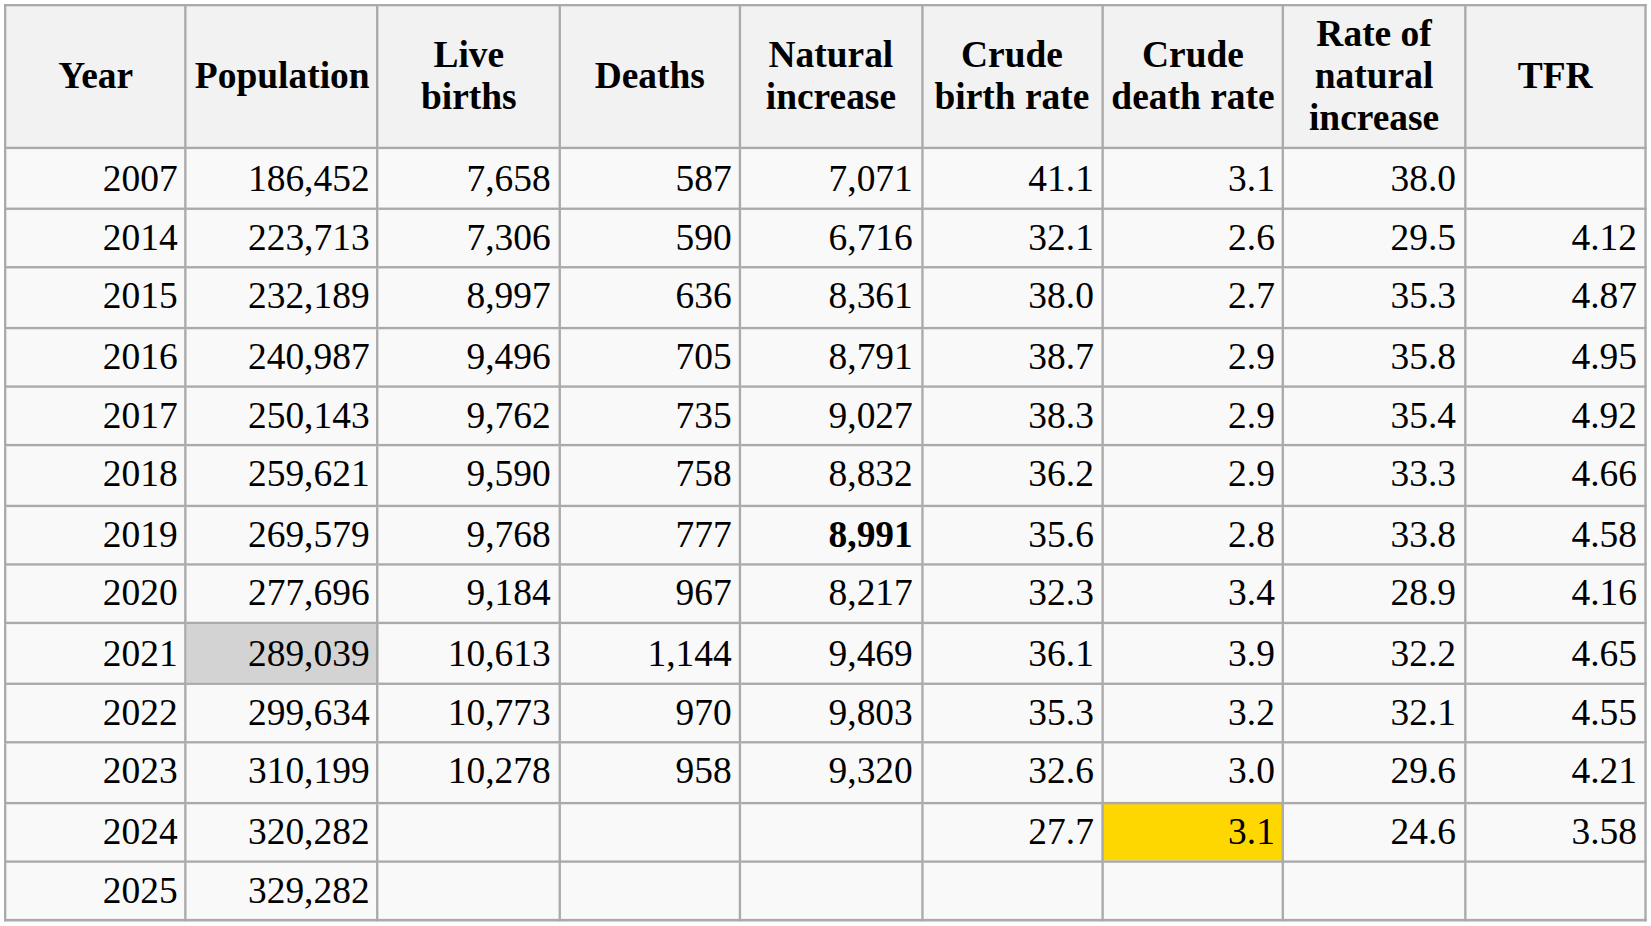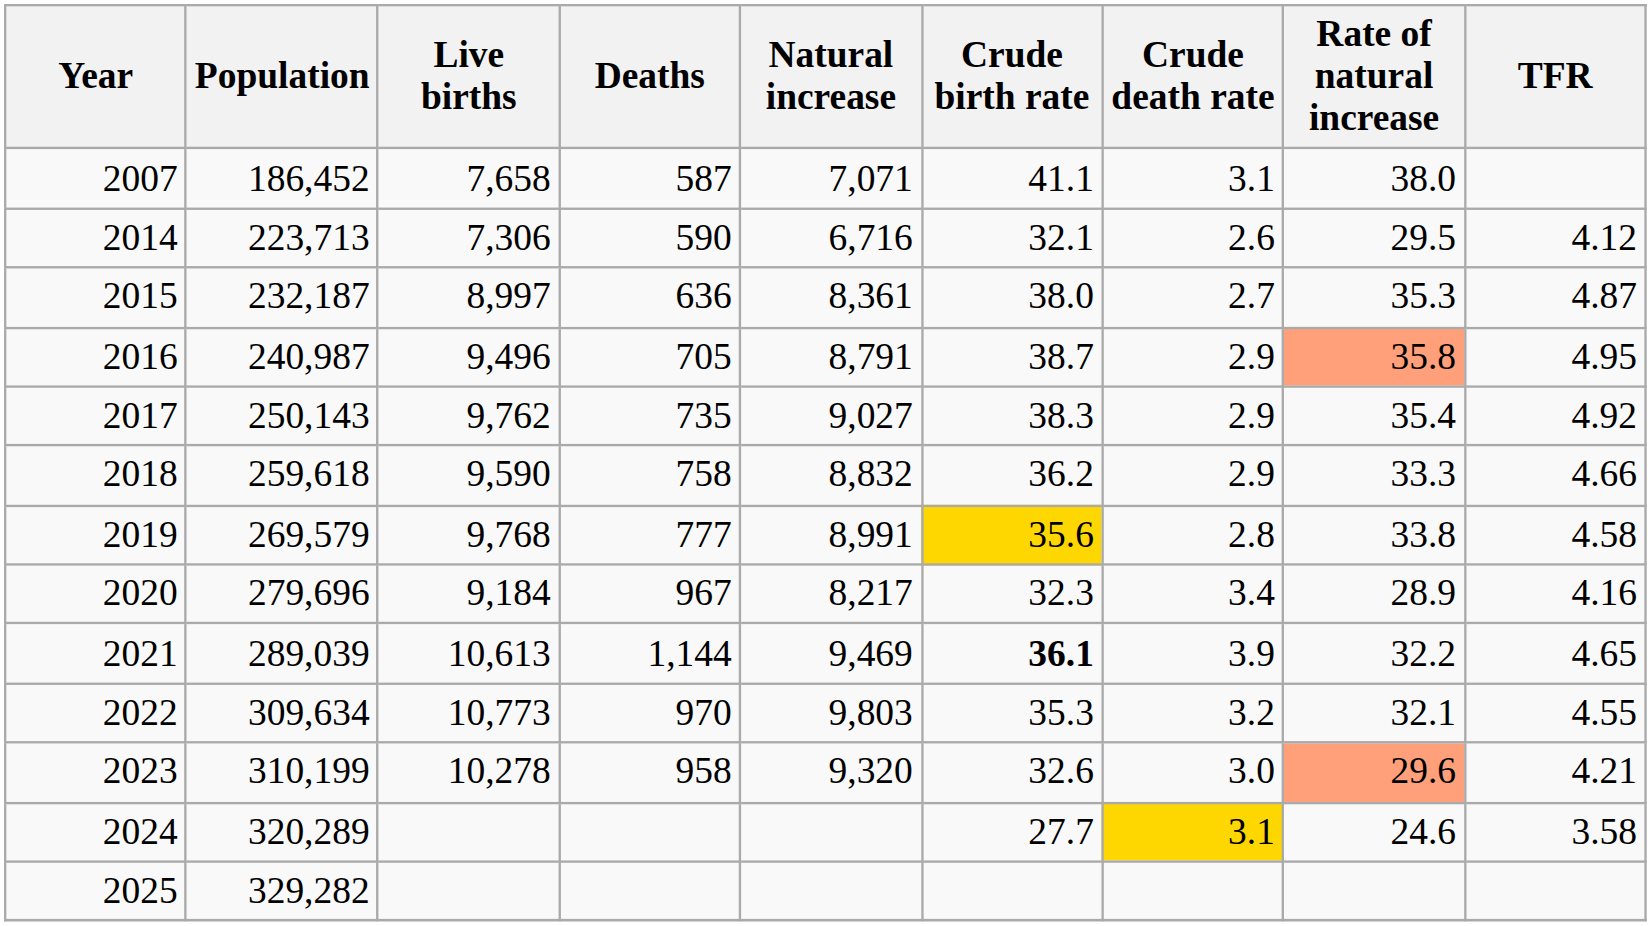(309, 296) 232,189 -> (309, 296) 232,187
(1423, 355) no background -> (1423, 355) lightsalmon background
(309, 474) 259,621 -> (309, 474) 259,618
(871, 534) bold -> (871, 534) normal
(1061, 534) no background -> (1061, 534) gold background
(309, 593) 277,696 -> (309, 593) 279,696
(309, 652) lightgrey background -> (309, 652) no background
(1061, 652) normal -> (1061, 652) bold
(309, 712) 299,634 -> (309, 712) 309,634
(1423, 771) no background -> (1423, 771) lightsalmon background
(309, 830) 320,282 -> (309, 830) 320,289
